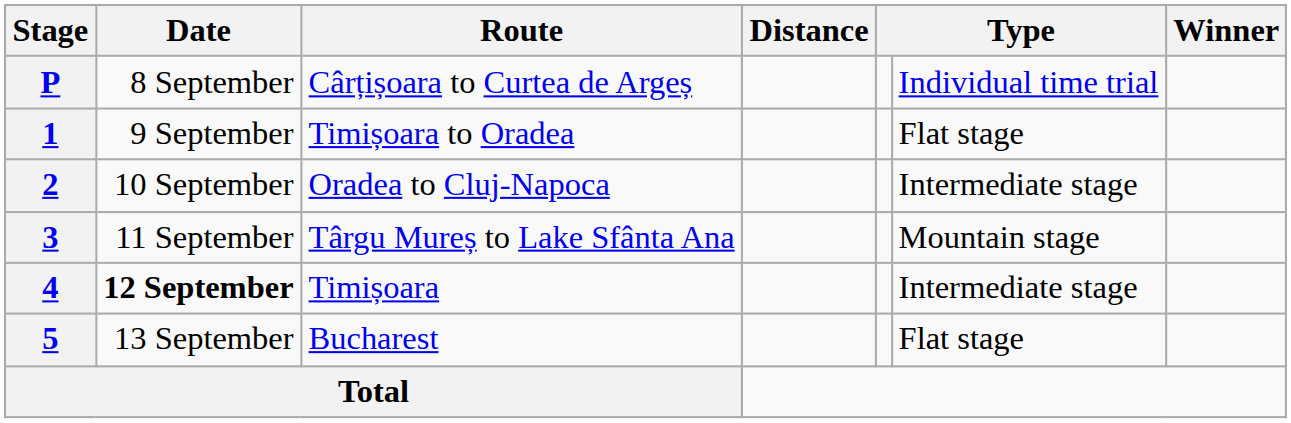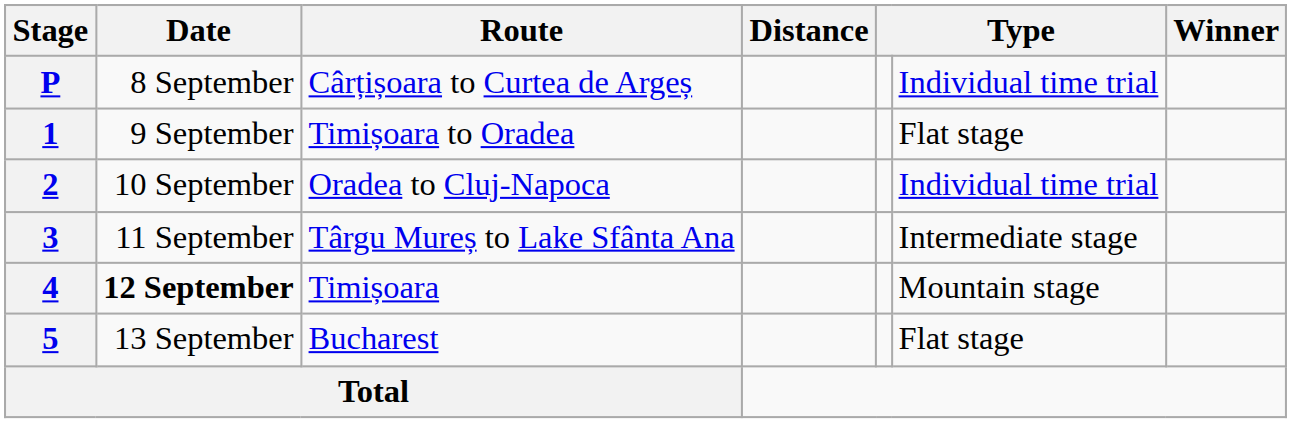(1018, 184) Intermediate stage -> (1028, 184) Individual time trial
(999, 236) Mountain stage -> (1018, 236) Intermediate stage
(1018, 287) Intermediate stage -> (999, 287) Mountain stage
